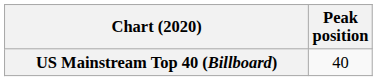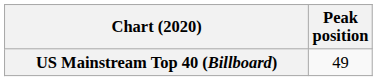(340, 62) 40 -> (340, 62) 49
